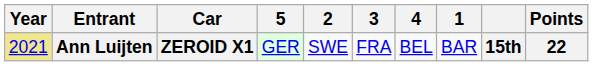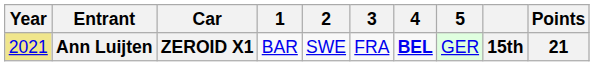columns swapped: (459, 19) <-> (281, 19)
(416, 47) normal -> (415, 47) bold
(557, 47) 22 -> (558, 47) 21
